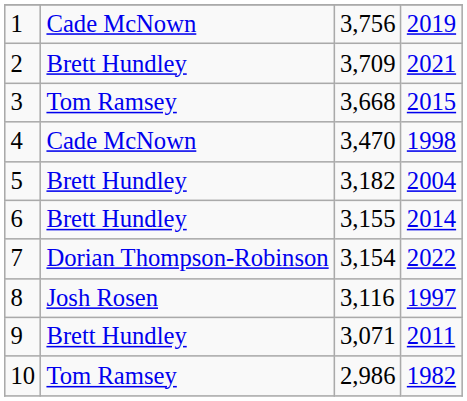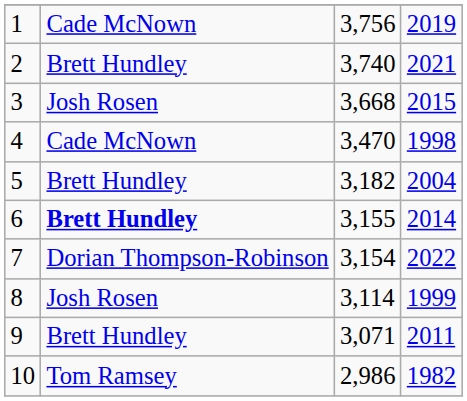(368, 63) 3,709 -> (368, 63) 3,740
(112, 102) Tom Ramsey -> (102, 102) Josh Rosen
(117, 219) normal -> (122, 219) bold
(367, 297) 3,116 -> (367, 297) 3,114
(431, 297) 1997 -> (431, 297) 1999
